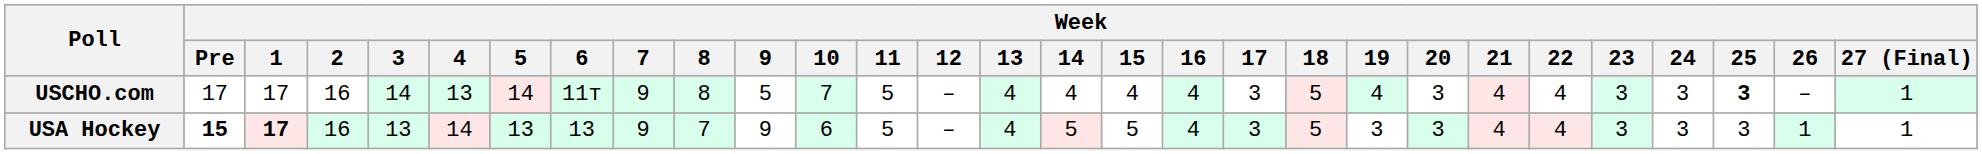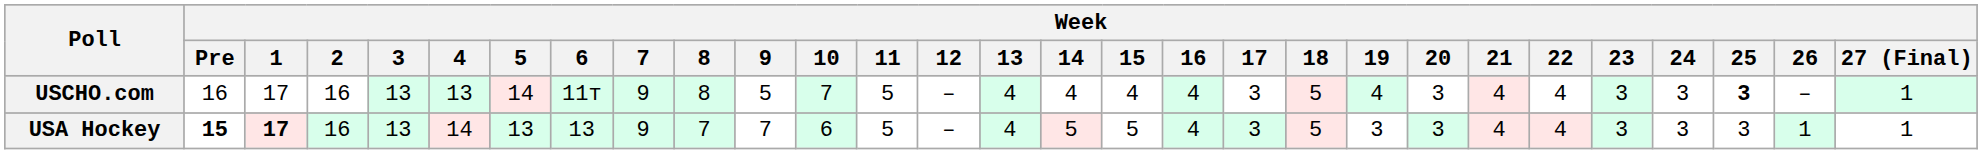(215, 94) 17 -> (215, 94) 16
(398, 94) 14 -> (398, 94) 13
(765, 130) 9 -> (765, 130) 7
